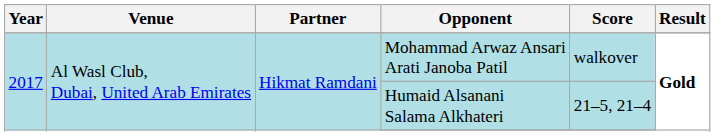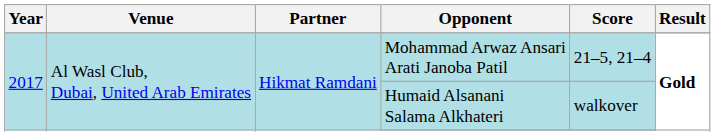(606, 57) walkover -> (612, 57) 21–5, 21–4
(612, 105) 21–5, 21–4 -> (606, 105) walkover
